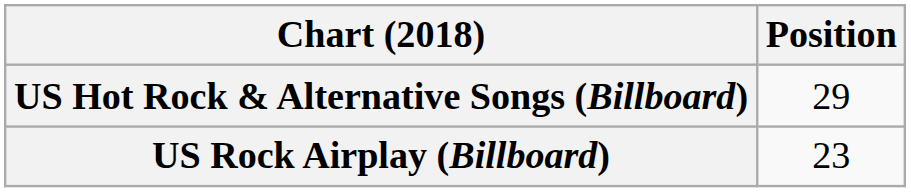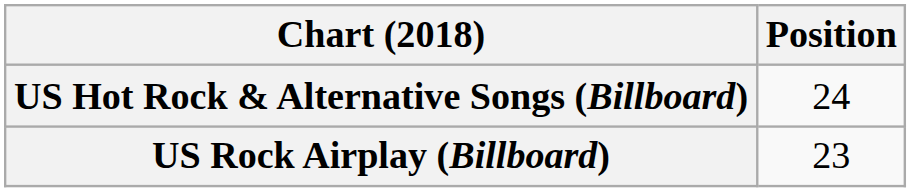(831, 95) 29 -> (831, 95) 24
